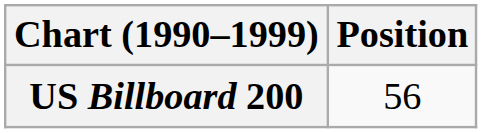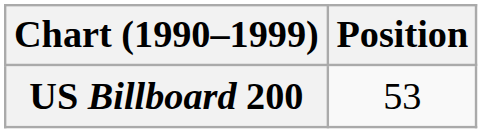(402, 95) 56 -> (402, 95) 53
